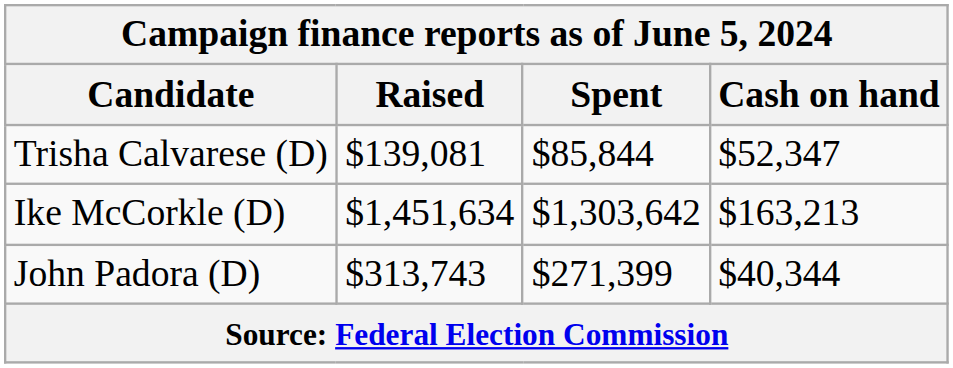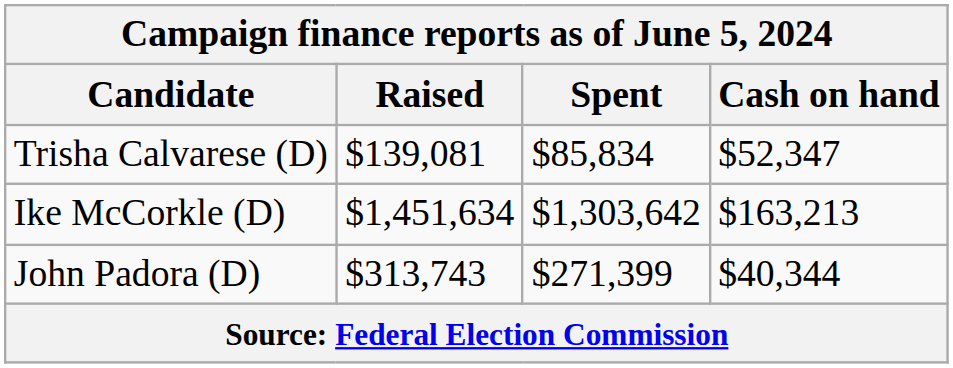(593, 153) $85,844 -> (593, 153) $85,834
